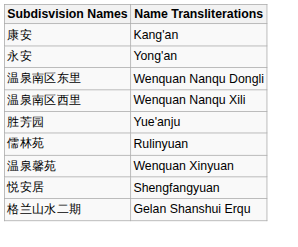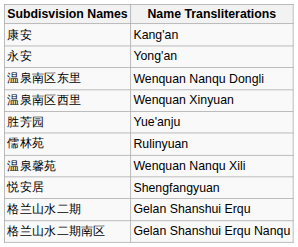(189, 100) Wenquan Nanqu Xili -> (184, 100) Wenquan Xinyuan
(184, 166) Wenquan Xinyuan -> (189, 166) Wenquan Nanqu Xili
+ row: (57, 231)
